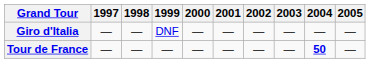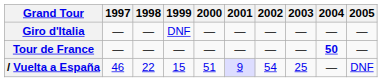+ row: (53, 67)
